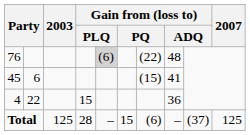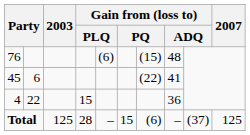(106, 57) lightgrey background -> (106, 57) no background
(150, 57) (22) -> (150, 57) (15)
(150, 78) (15) -> (150, 78) (22)
